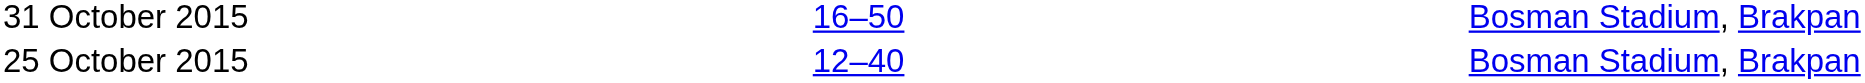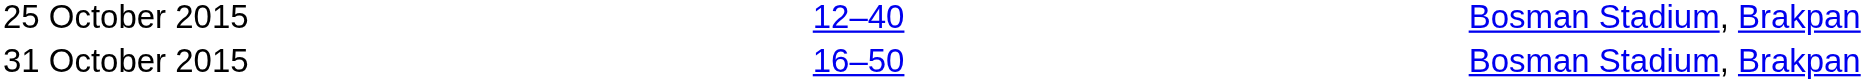rows swapped: (126, 60) <-> (126, 17)
